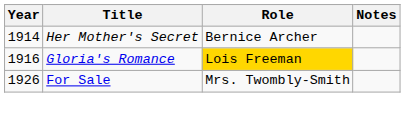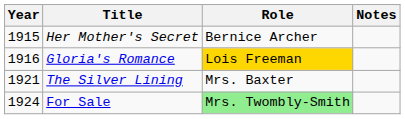(24, 37) 1914 -> (24, 37) 1915
+ row: (115, 81)
(24, 81) 1926 -> (24, 103) 1924
(278, 81) no background -> (278, 103) lightgreen background
